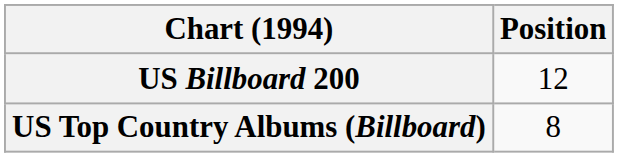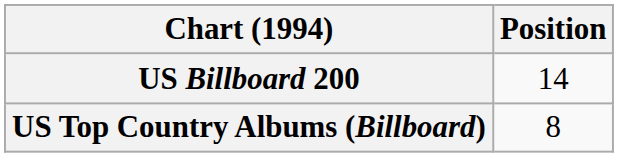(553, 77) 12 -> (553, 77) 14
